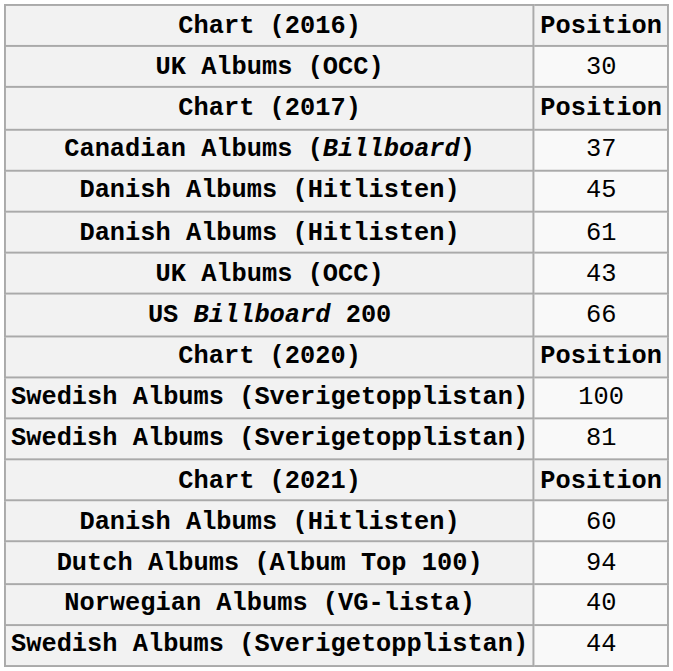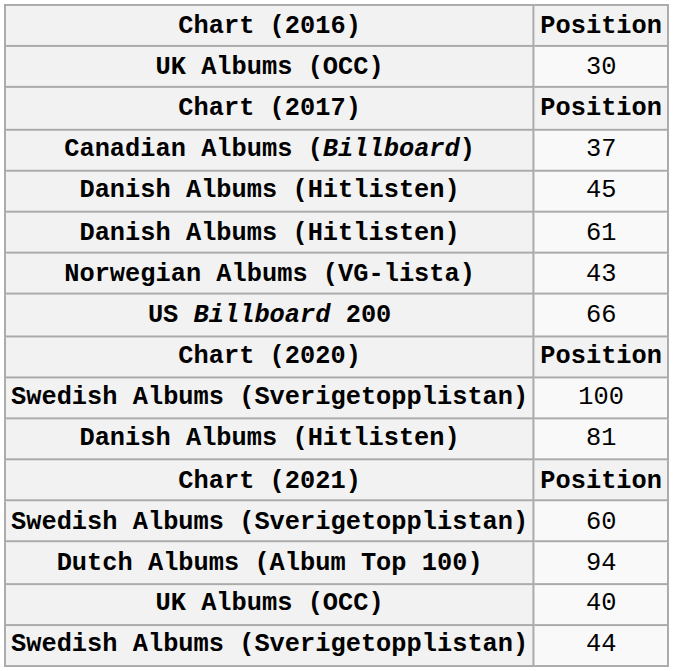(270, 274) UK Albums (OCC) -> (270, 274) Norwegian Albums (VG-lista)
(270, 439) Swedish Albums (Sverigetopplistan) -> (270, 439) Danish Albums (Hitlisten)
(270, 521) Danish Albums (Hitlisten) -> (270, 521) Swedish Albums (Sverigetopplistan)
(270, 604) Norwegian Albums (VG-lista) -> (270, 604) UK Albums (OCC)
